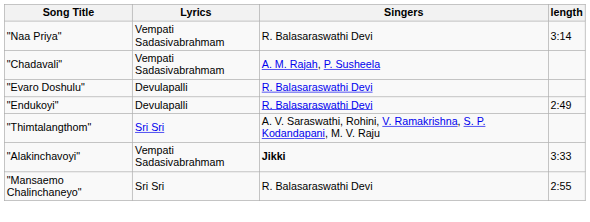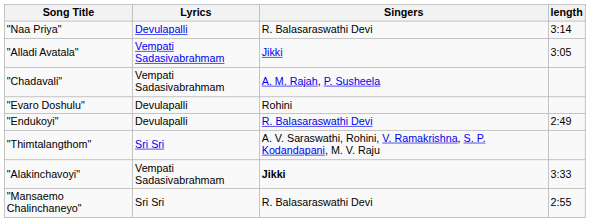(180, 36) Vempati Sadasivabrahmam -> (161, 30) Devulapalli
+ row: (43, 53)
(317, 88) R. Balasaraswathi Devi -> (277, 105) Rohini
